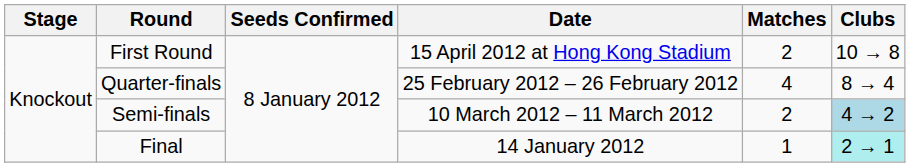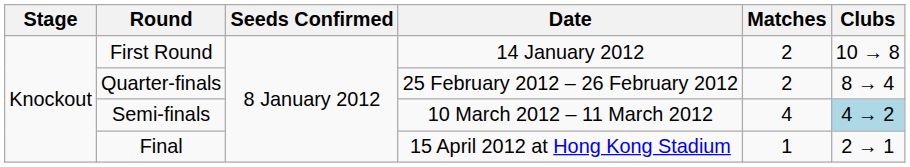(570, 51) 15 April 2012 at Hong Kong Stadium -> (570, 51) 14 January 2012
(787, 83) 4 -> (787, 83) 2
(787, 114) 2 -> (787, 114) 4
(570, 146) 14 January 2012 -> (570, 146) 15 April 2012 at Hong Kong Stadium
(868, 146) paleturquoise background -> (868, 146) no background
